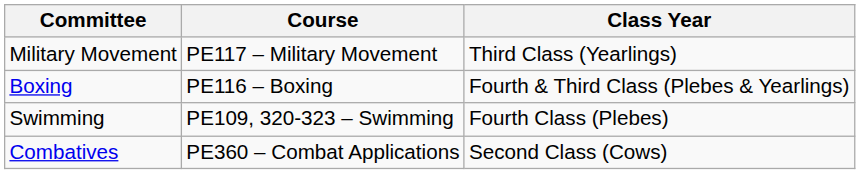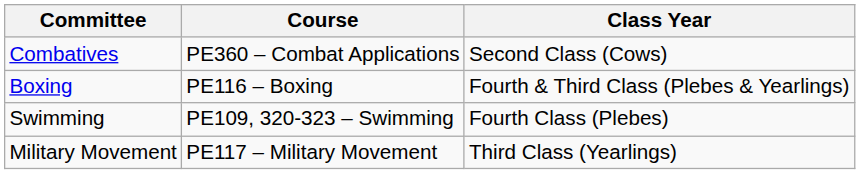rows swapped: (93, 53) <-> (64, 151)
